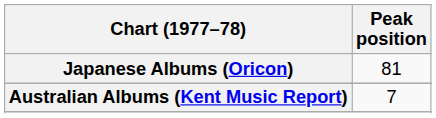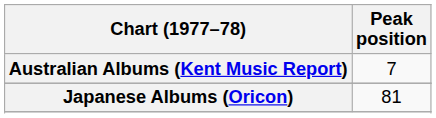rows swapped: (178, 97) <-> (178, 68)
